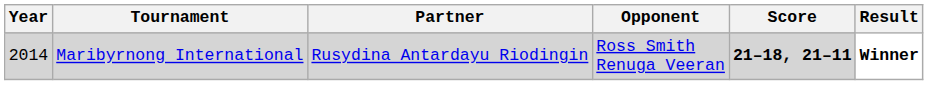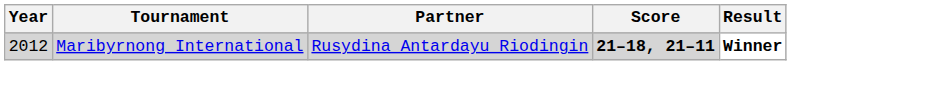- column: (661, 18)
(28, 56) 2014 -> (28, 46) 2012
